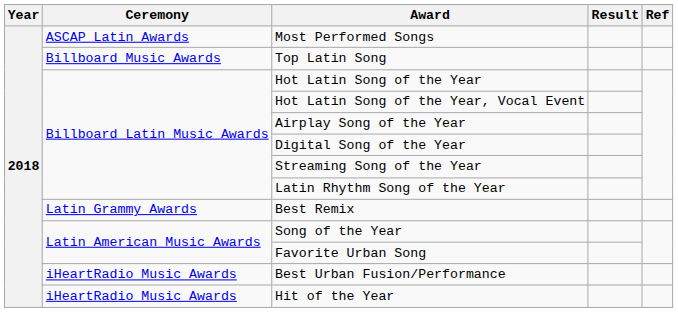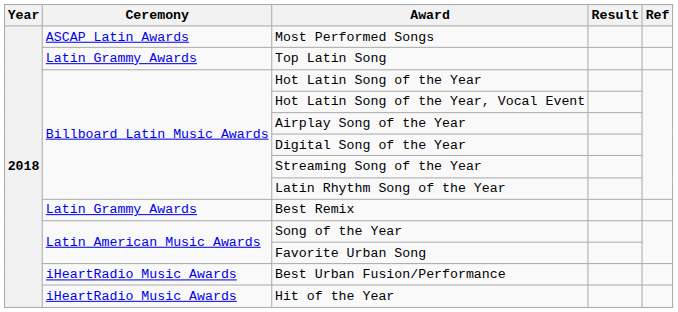(133, 59) Billboard Music Awards -> (121, 59) Latin Grammy Awards
